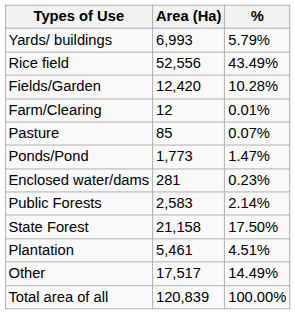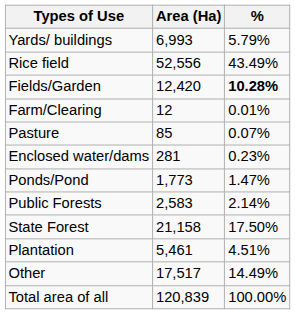(253, 86) normal -> (253, 86) bold
rows swapped: (79, 180) <-> (49, 156)
